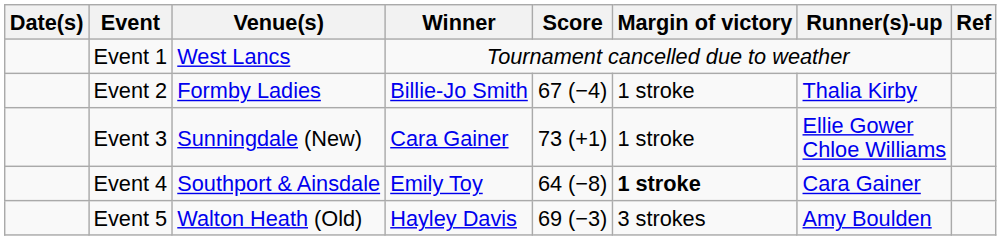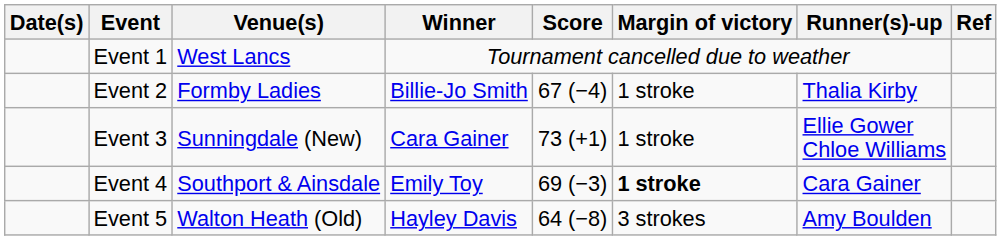(573, 184) 64 (−8) -> (573, 184) 69 (−3)
(573, 218) 69 (−3) -> (573, 218) 64 (−8)
